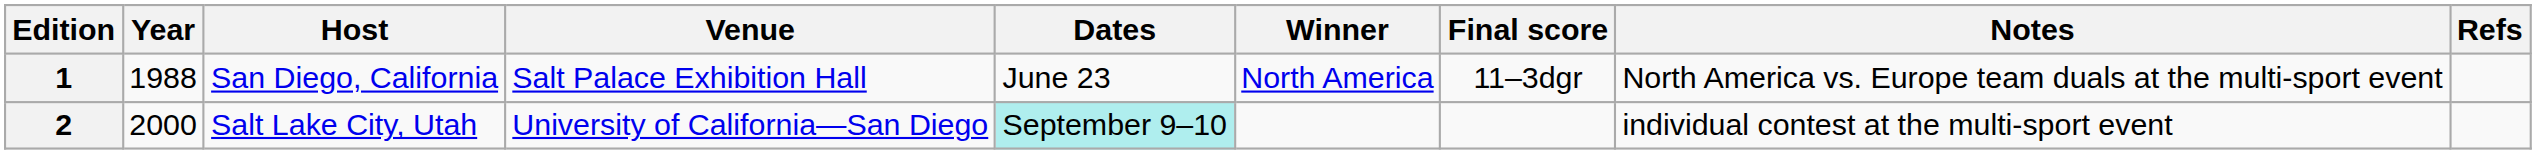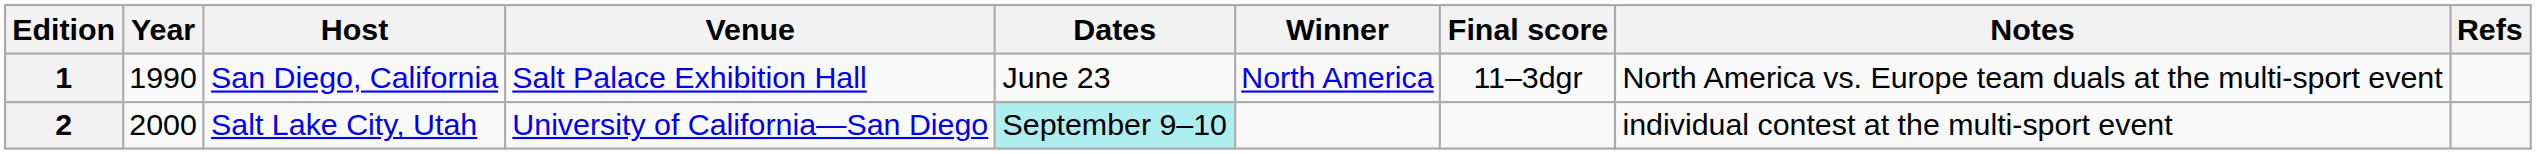(163, 77) 1988 -> (163, 77) 1990
